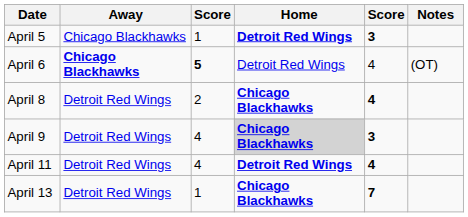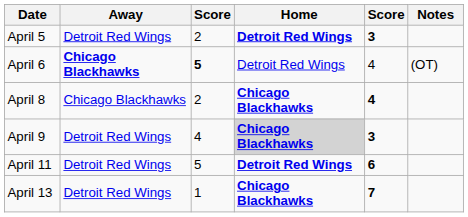(125, 36) Chicago Blackhawks -> (117, 36) Detroit Red Wings
(198, 36) 1 -> (198, 36) 2
(117, 100) Detroit Red Wings -> (125, 100) Chicago Blackhawks
(198, 165) 4 -> (198, 165) 5
(371, 165) 4 -> (371, 165) 6
